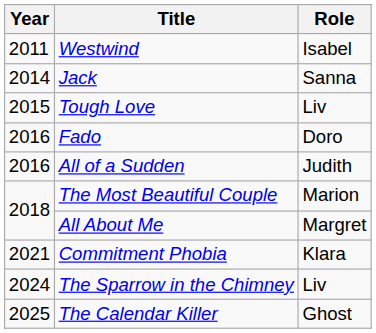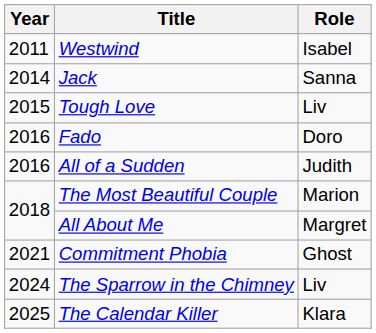(324, 254) Klara -> (327, 254) Ghost
(327, 313) Ghost -> (324, 313) Klara
